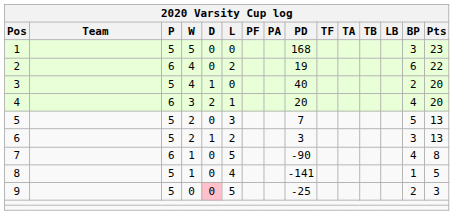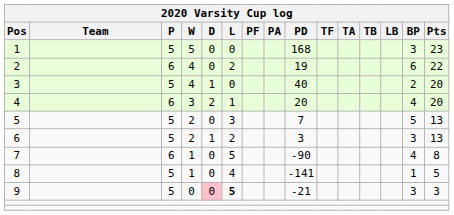(232, 191) normal -> (232, 191) bold
(301, 191) -25 -> (301, 191) -21
(413, 191) 2 -> (413, 191) 3
